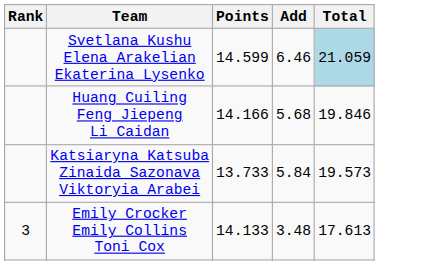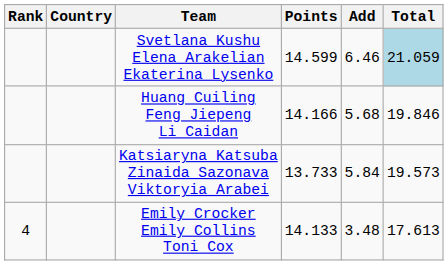+ column: (81, 17)
(26, 231) 3 -> (26, 231) 4
